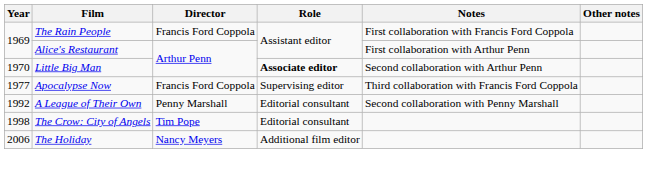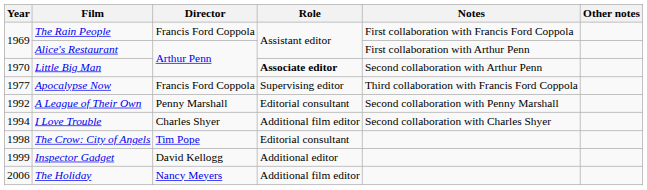+ row: (68, 121)
+ row: (75, 157)
